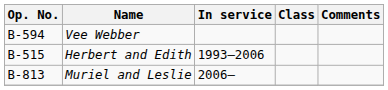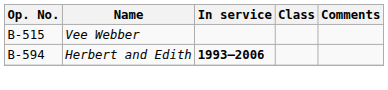(26, 35) B-594 -> (26, 35) B-515
(26, 55) B-515 -> (26, 55) B-594
(231, 55) normal -> (231, 55) bold
- row: (129, 75)
